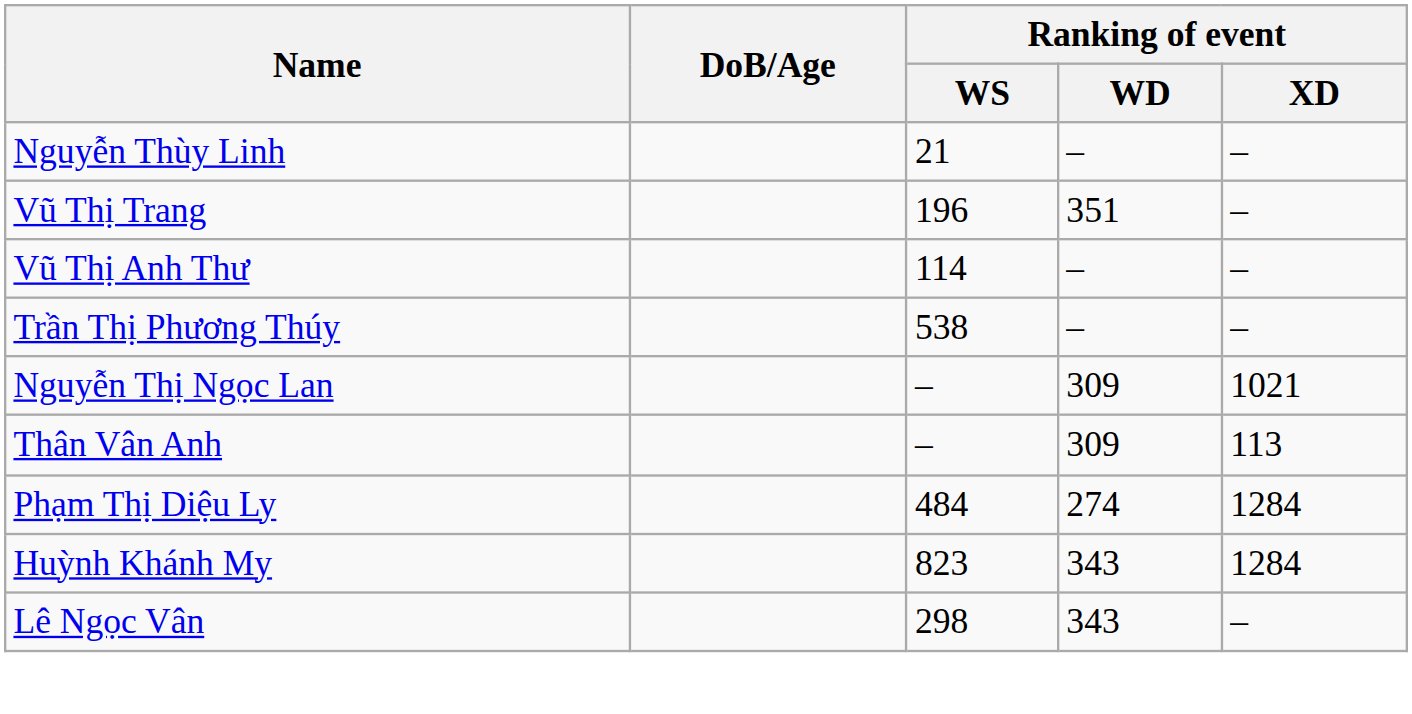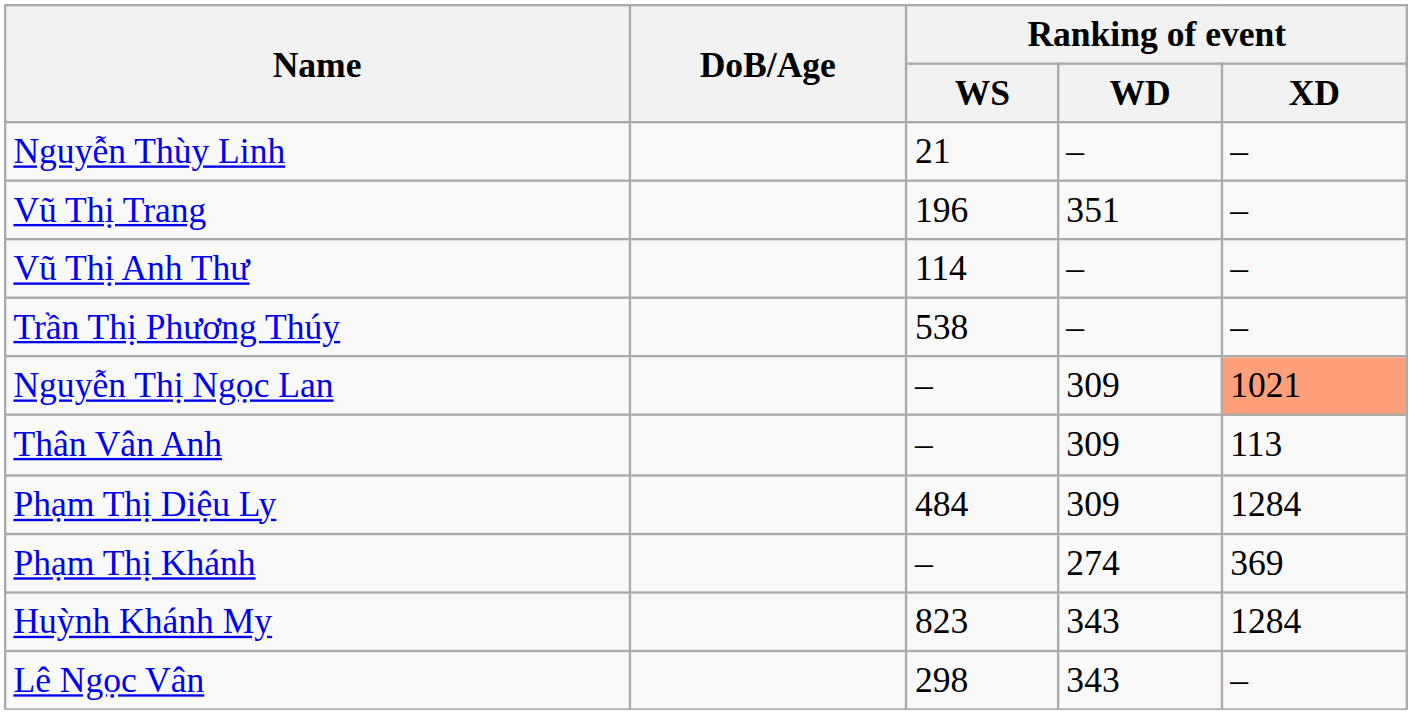(1266, 385) no background -> (1266, 385) lightsalmon background
(1093, 503) 274 -> (1093, 503) 309
+ row: (135, 561)
